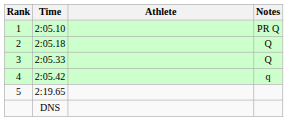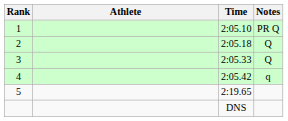columns swapped: (161, 12) <-> (50, 12)
